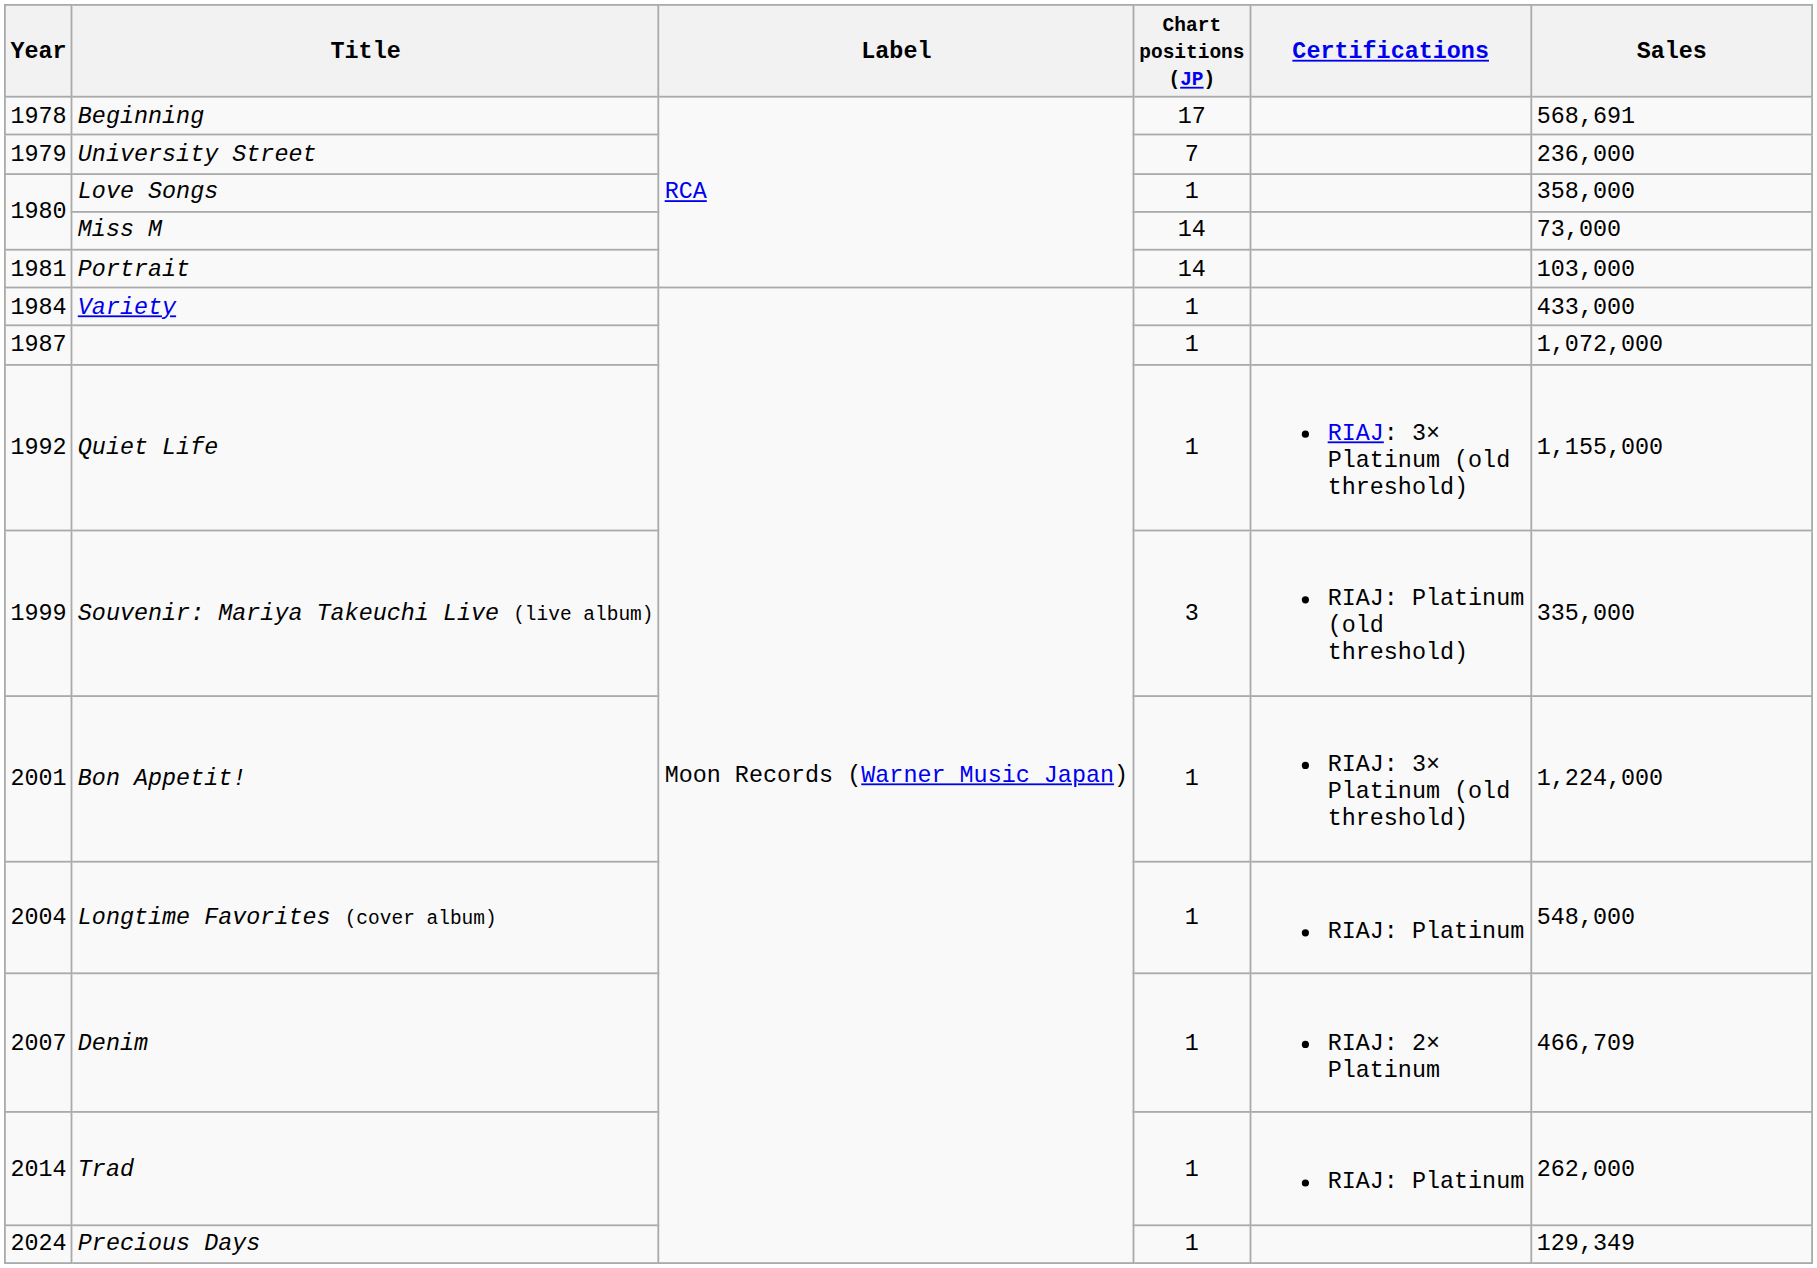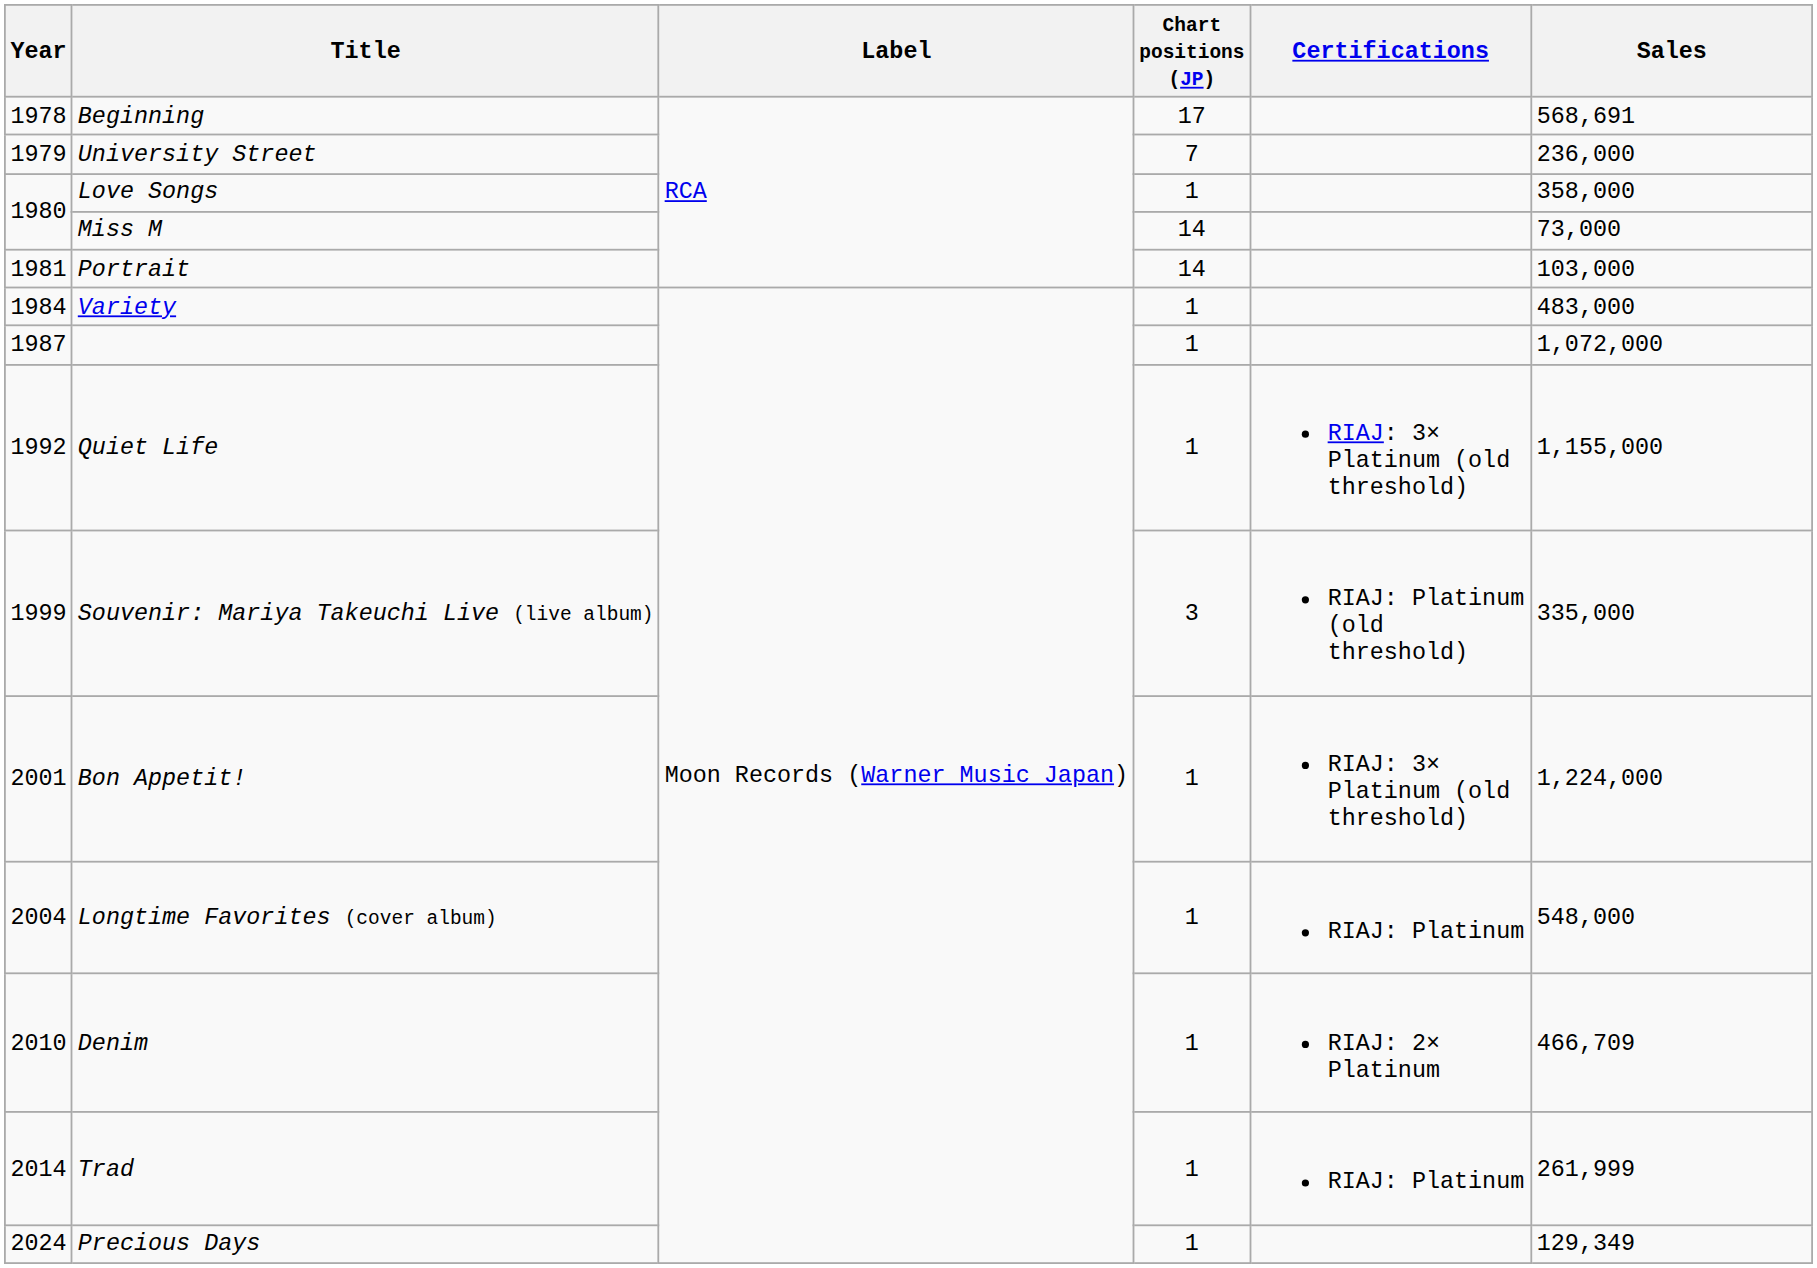(1586, 307) 433,000 -> (1586, 307) 483,000
(39, 1043) 2007 -> (39, 1043) 2010
(1586, 1169) 262,000 -> (1586, 1169) 261,999
